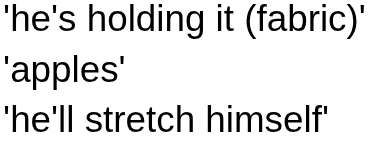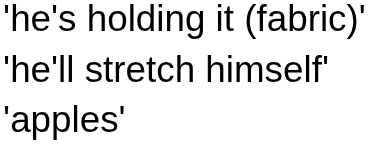rows swapped: (64, 69) <-> (166, 120)
